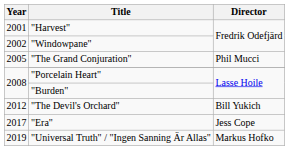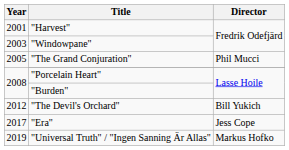(17, 43) 2002 -> (17, 43) 2003
